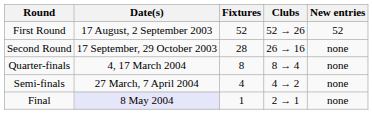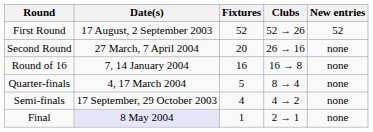(147, 48) 17 September, 29 October 2003 -> (147, 48) 27 March, 7 April 2004
(242, 48) 28 -> (242, 48) 20
+ row: (39, 65)
(242, 65) 8 -> (242, 83) 5
(147, 83) 27 March, 7 April 2004 -> (147, 100) 17 September, 29 October 2003
